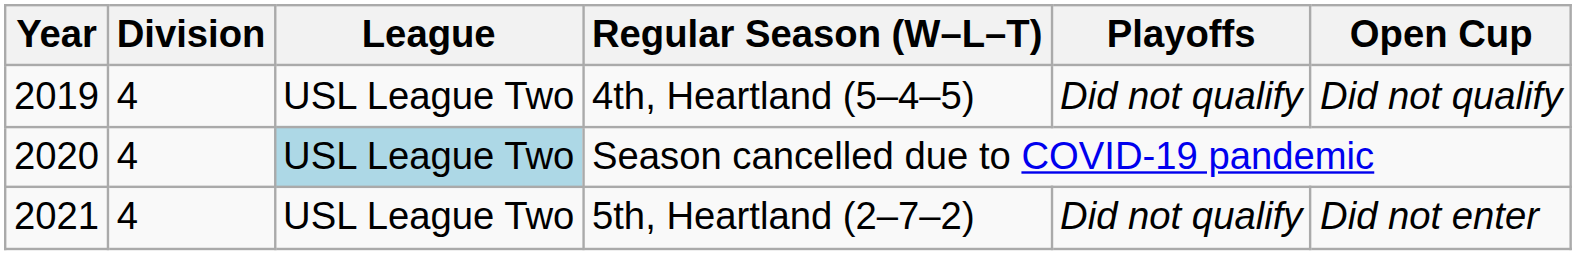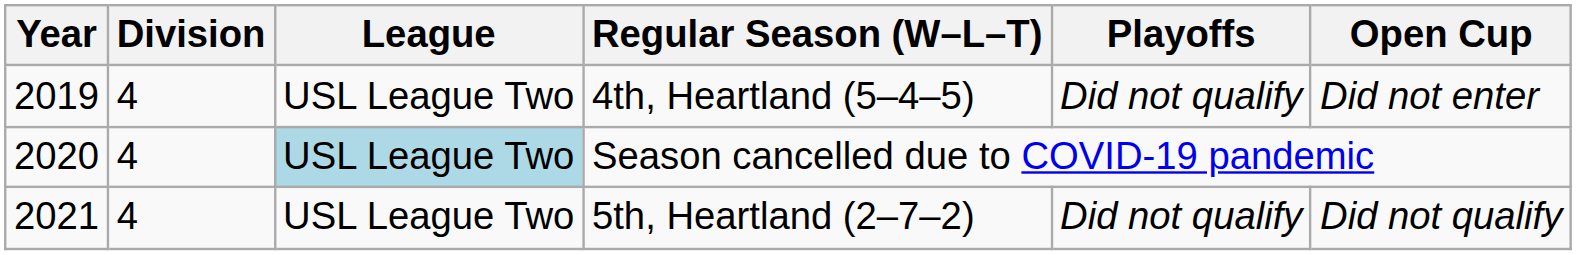(1441, 95) Did not qualify -> (1430, 95) Did not enter
(1430, 216) Did not enter -> (1441, 216) Did not qualify
